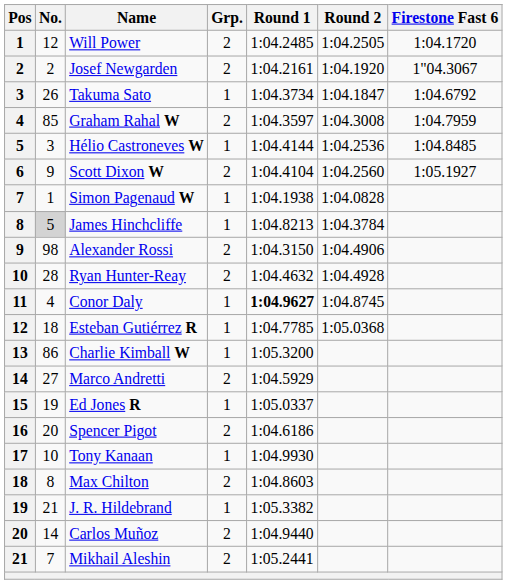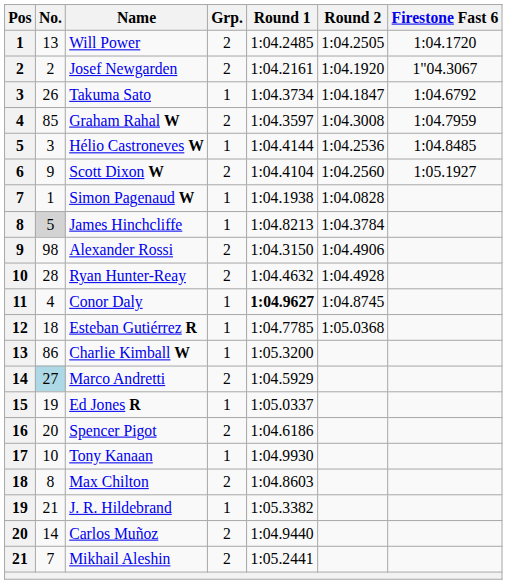(50, 43) 12 -> (50, 43) 13
(50, 378) no background -> (50, 378) lightblue background
